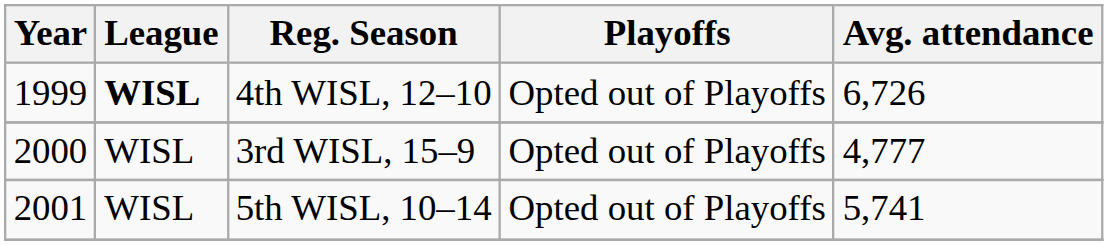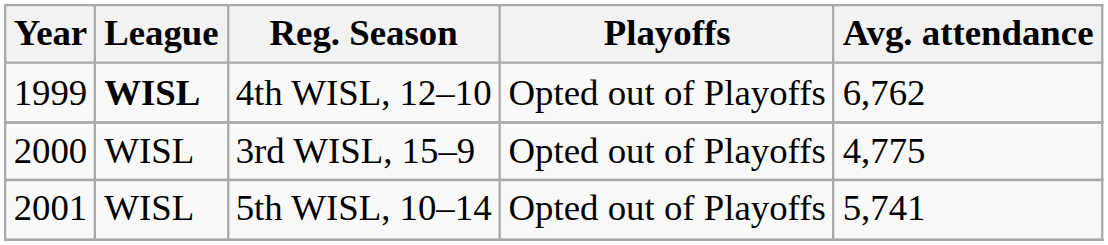(884, 92) 6,726 -> (884, 92) 6,762
(884, 150) 4,777 -> (884, 150) 4,775
